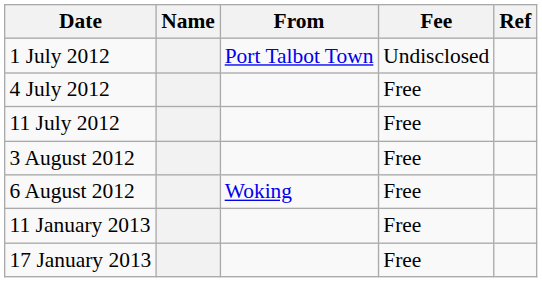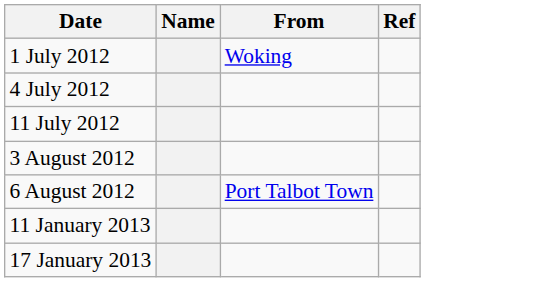- column: (436, 21)
(299, 55) Port Talbot Town -> (258, 55) Woking
(258, 191) Woking -> (299, 191) Port Talbot Town
